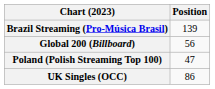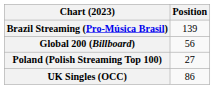(190, 60) 47 -> (190, 60) 27
